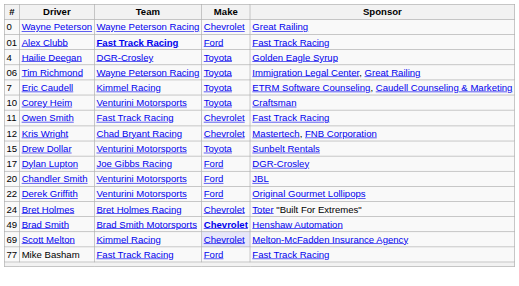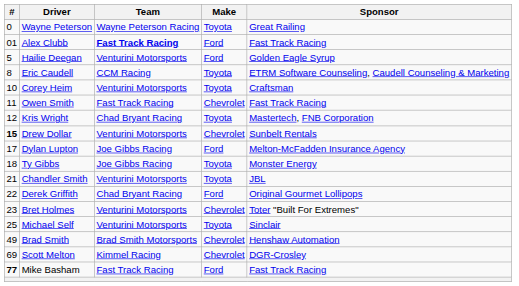(224, 27) Chevrolet -> (218, 27) Toyota
(9, 58) 4 -> (9, 58) 5
(125, 58) DGR-Crosley -> (142, 58) Venturini Motorsports
(218, 58) Toyota -> (214, 58) Ford
- row: (52, 73)
(9, 88) 7 -> (9, 73) 8
(129, 88) Kimmel Racing -> (124, 73) CCM Racing
(224, 133) Chevrolet -> (218, 118) Toyota
(12, 149) normal -> (12, 133) bold
(218, 149) Toyota -> (224, 133) Chevrolet
(281, 164) DGR-Crosley -> (327, 149) Melton-McFadden Insurance Agency
+ row: (41, 164)
(12, 179) 20 -> (12, 179) 21
(214, 179) Ford -> (218, 179) Toyota
(142, 194) Venturini Motorsports -> (139, 194) Chad Bryant Racing
(12, 209) 24 -> (12, 209) 23
(139, 209) Bret Holmes Racing -> (142, 209) Venturini Motorsports
+ row: (48, 224)
(226, 224) bold -> (224, 239) normal
(224, 239) lavender background -> (224, 255) no background
(330, 239) Melton-McFadden Insurance Agency -> (278, 255) DGR-Crosley
(12, 255) normal -> (12, 270) bold
